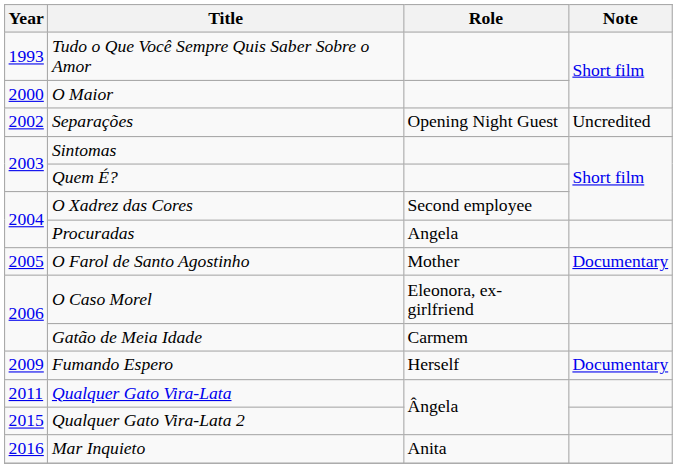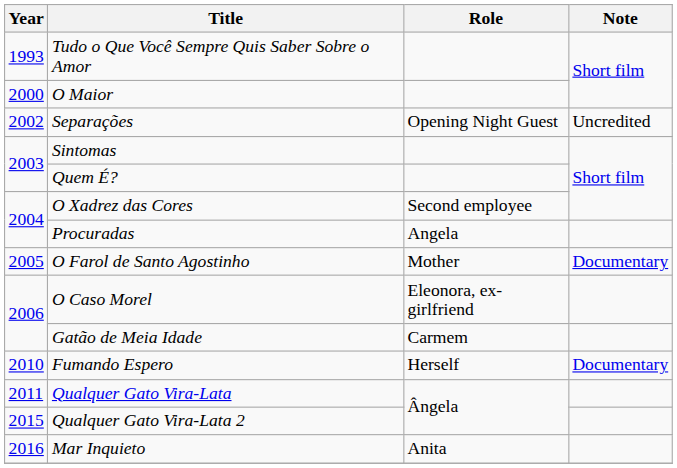(26, 365) 2009 -> (26, 365) 2010
